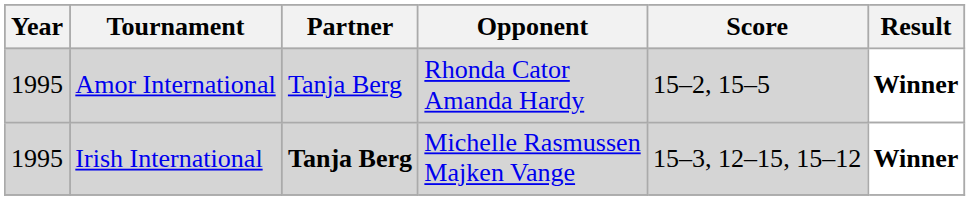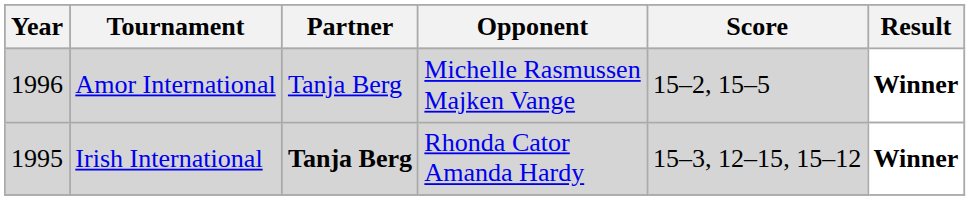(37, 84) 1995 -> (37, 84) 1996
(504, 84) Rhonda Cator Amanda Hardy -> (533, 84) Michelle Rasmussen Majken Vange
(533, 158) Michelle Rasmussen Majken Vange -> (504, 158) Rhonda Cator Amanda Hardy
